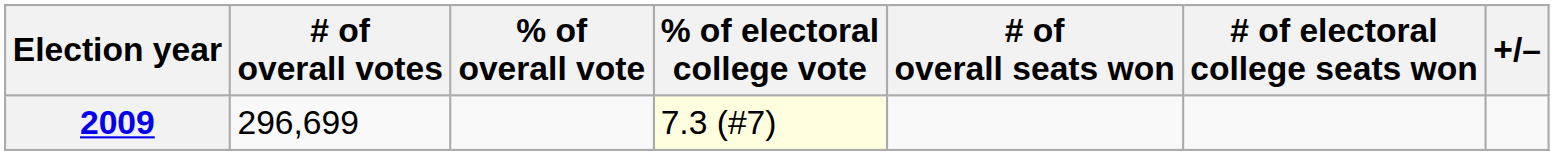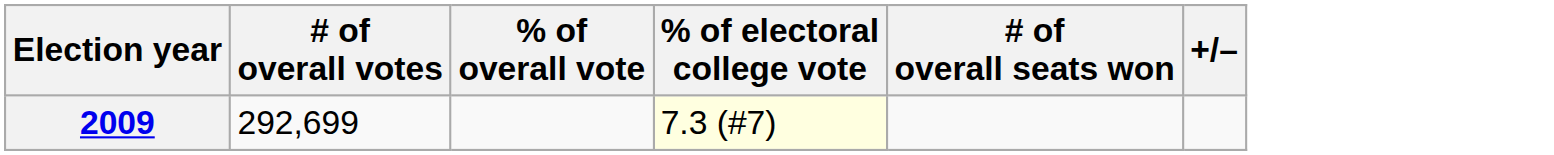- column: (1334, 50)
(298, 122) 296,699 -> (298, 122) 292,699
